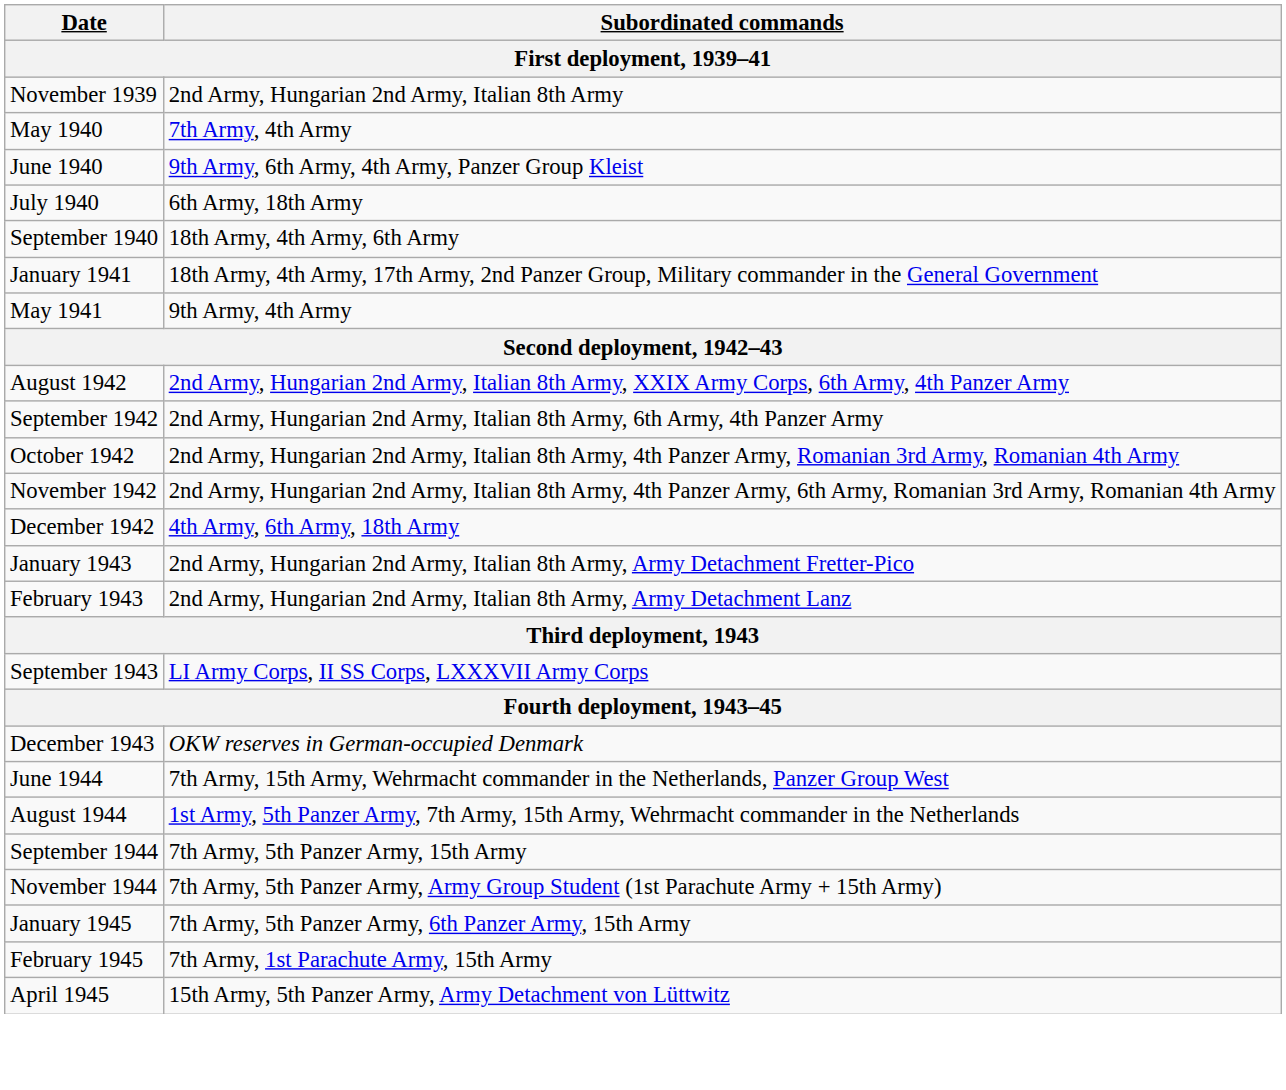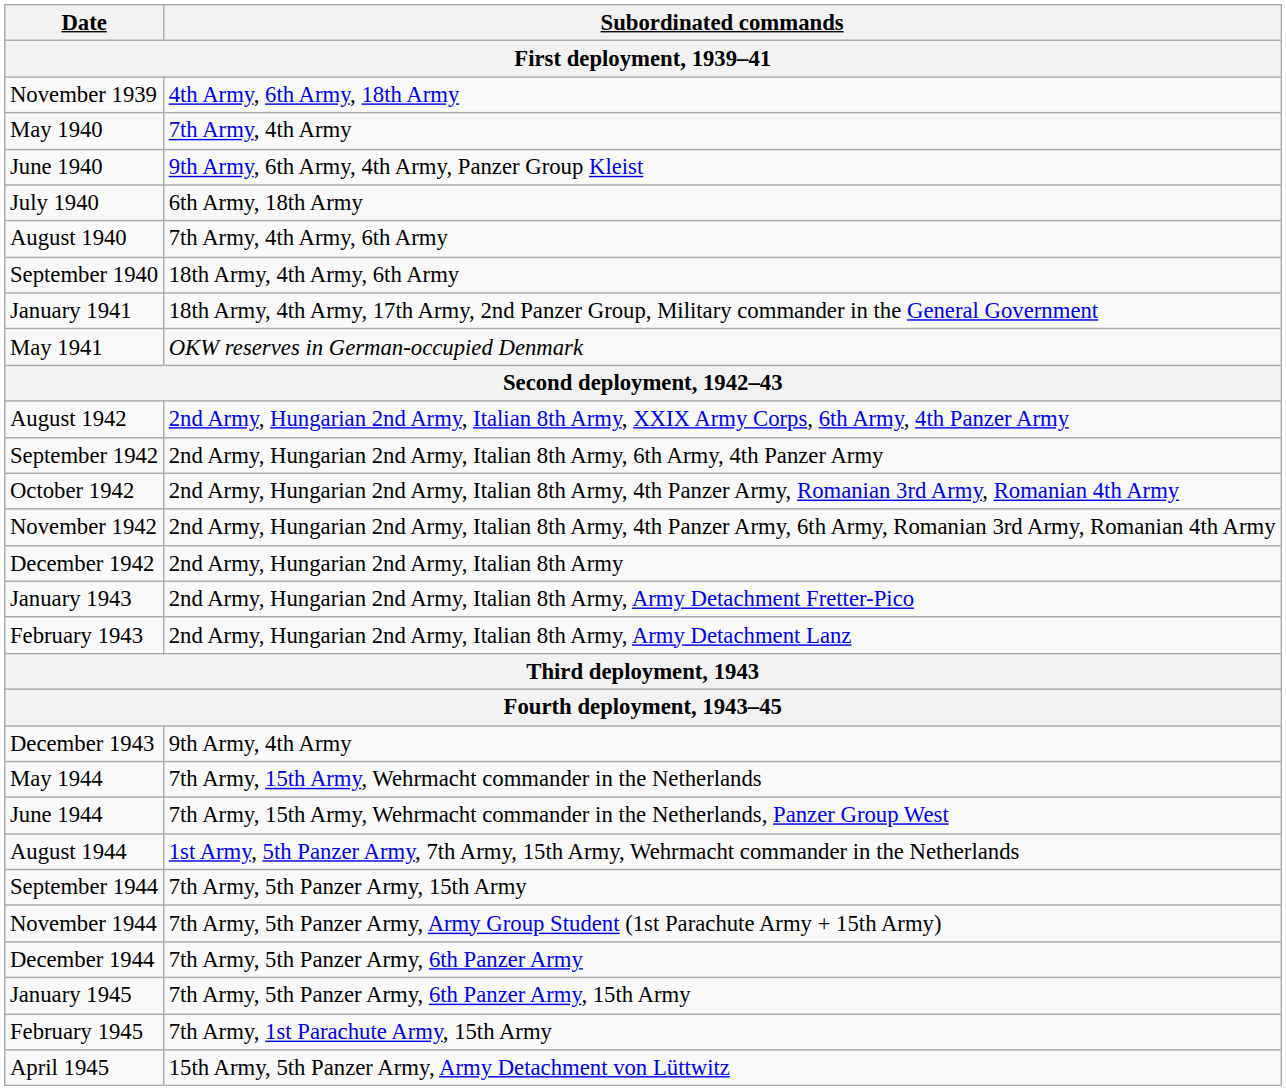(396, 94) 2nd Army, Hungarian 2nd Army, Italian 8th Army -> (314, 94) 4th Army, 6th Army, 18th Army
+ row: (68, 238)
(260, 310) 9th Army, 4th Army -> (376, 346) OKW reserves in German-occupied Denmark
(314, 526) 4th Army, 6th Army, 18th Army -> (396, 563) 2nd Army, Hungarian 2nd Army, Italian 8th Army
- row: (84, 671)
(376, 743) OKW reserves in German-occupied Denmark -> (260, 743) 9th Army, 4th Army
+ row: (56, 779)
+ row: (82, 959)
